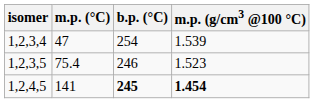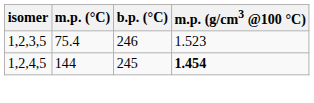- row: (27, 41)
(65, 86) 141 -> (65, 64) 144
(127, 86) bold -> (127, 64) normal
